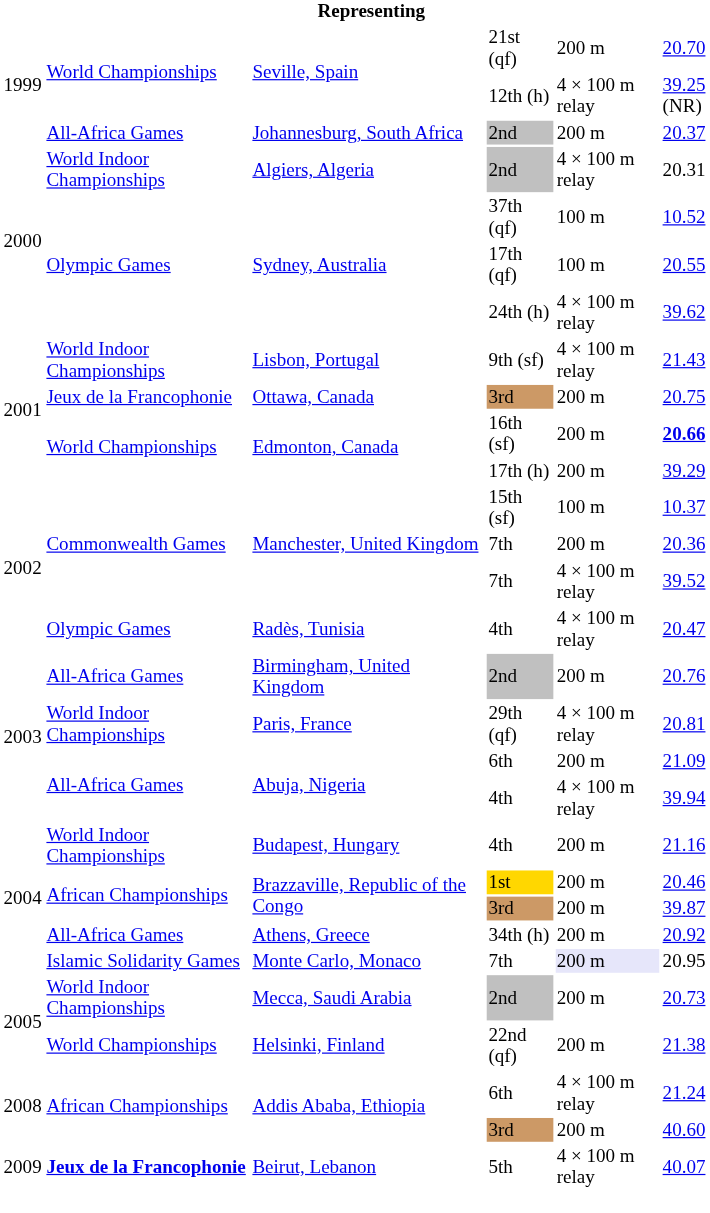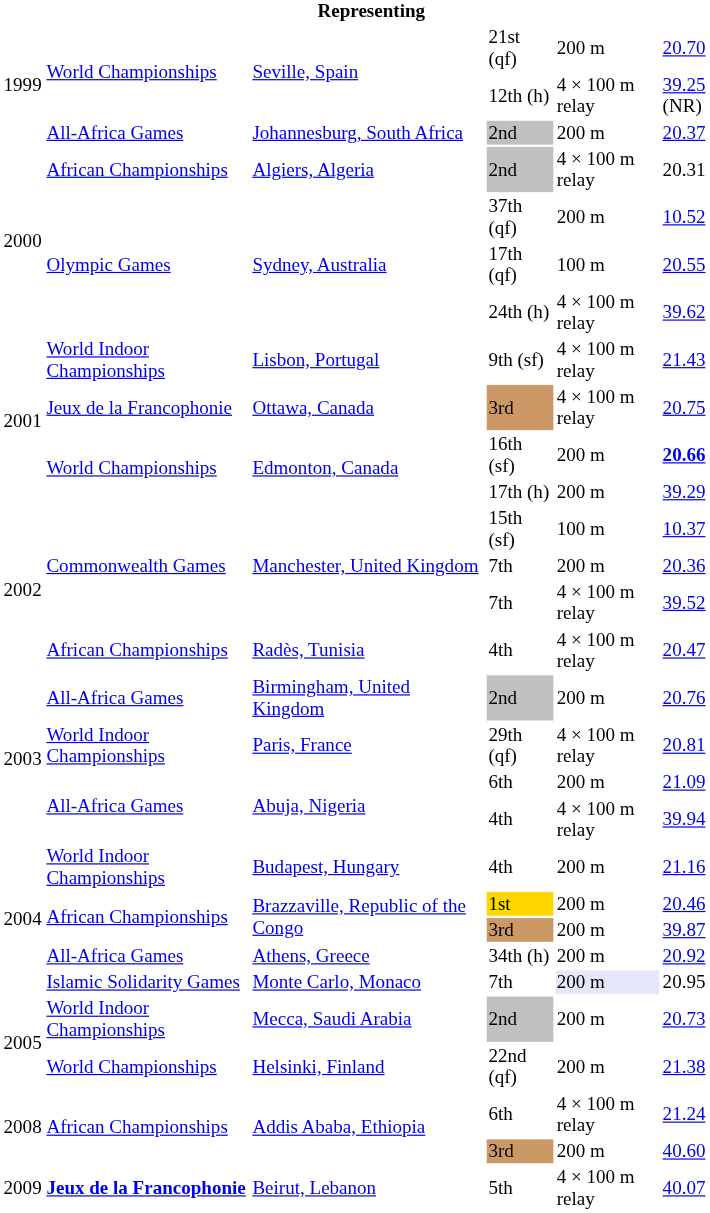(106, 169) World Indoor Championships -> (137, 169) African Championships
(581, 217) 100 m -> (581, 217) 200 m
(581, 396) 200 m -> (596, 407) 4 × 100 m relay
(109, 628) Olympic Games -> (137, 650) African Championships
